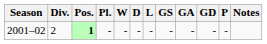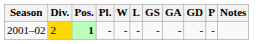- column: (137, 13)
(53, 30) no background -> (53, 30) gold background
